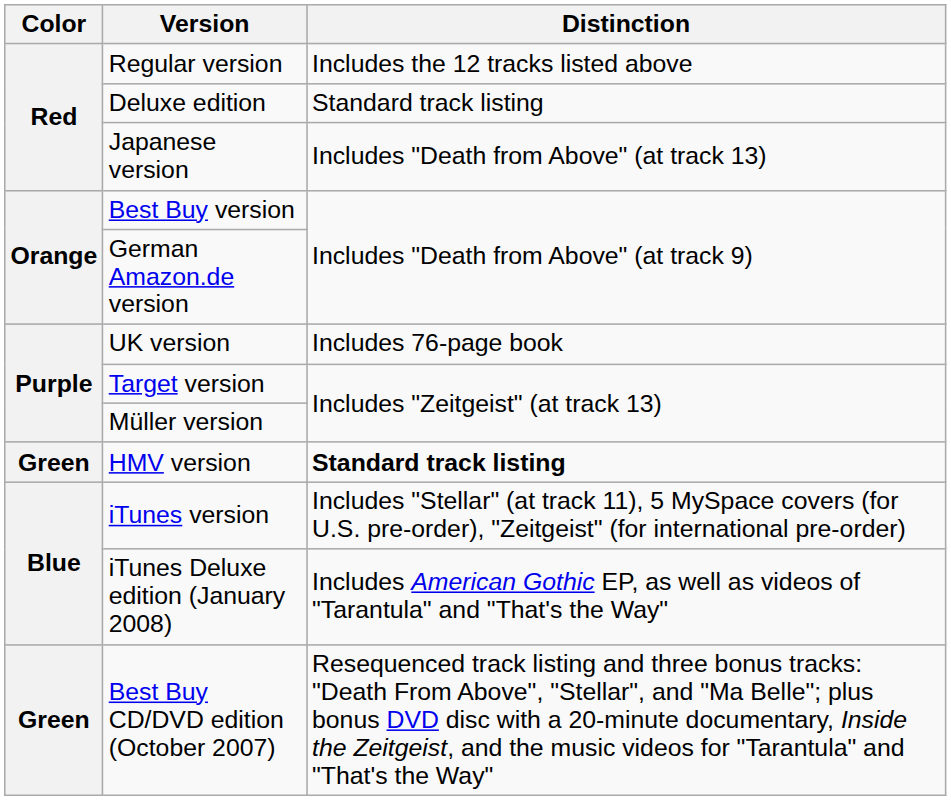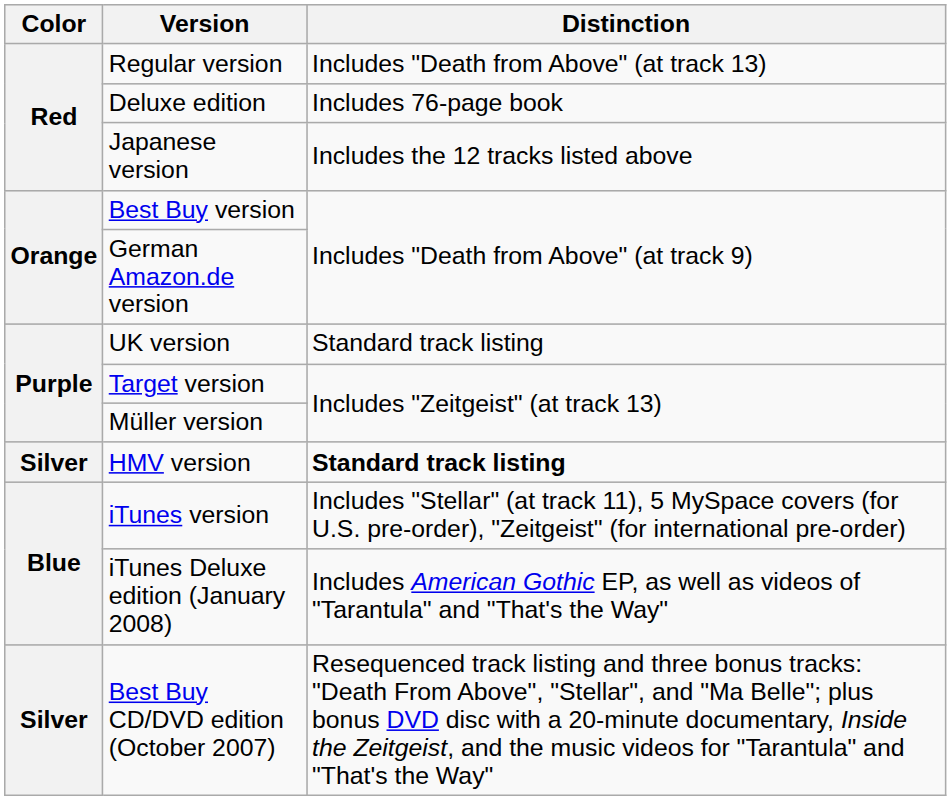(502, 63) Includes the 12 tracks listed above -> (539, 63) Includes "Death from Above" (at track 13)
(428, 102) Standard track listing -> (438, 102) Includes 76-page book
(539, 156) Includes "Death from Above" (at track 13) -> (502, 156) Includes the 12 tracks listed above
(438, 343) Includes 76-page book -> (428, 343) Standard track listing
(54, 461) Green -> (54, 461) Silver
(54, 719) Green -> (54, 719) Silver
